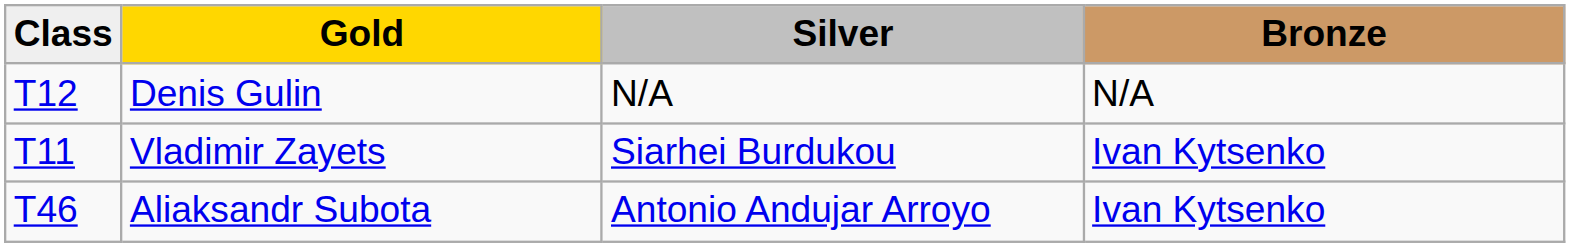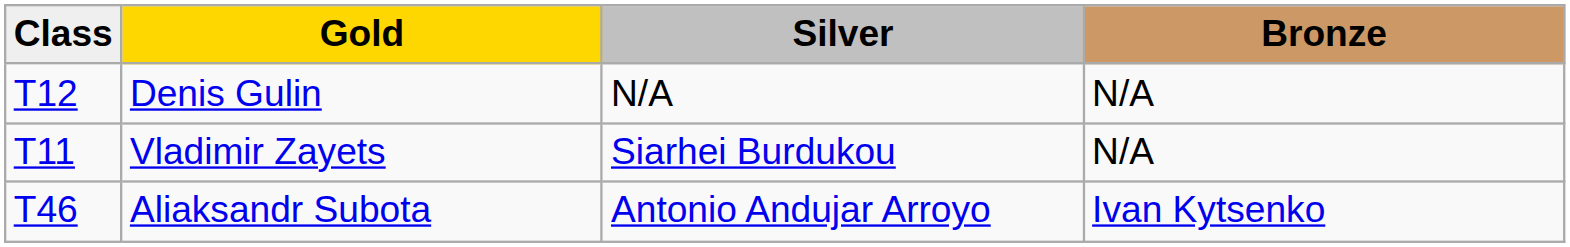(1209, 151) Ivan Kytsenko -> (1123, 151) N/A
